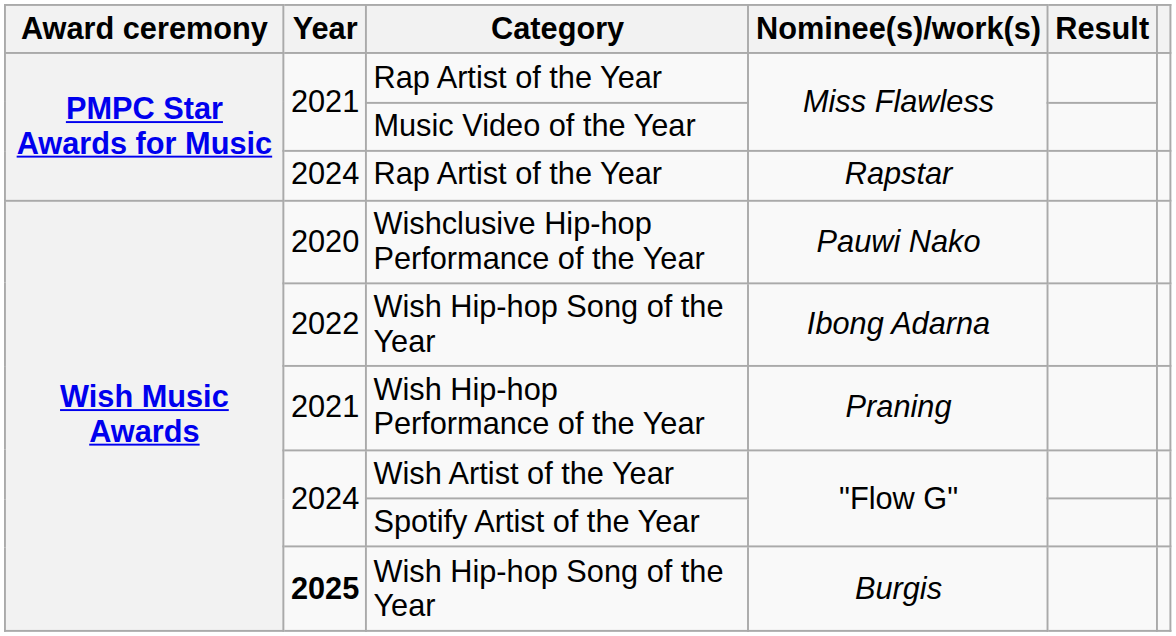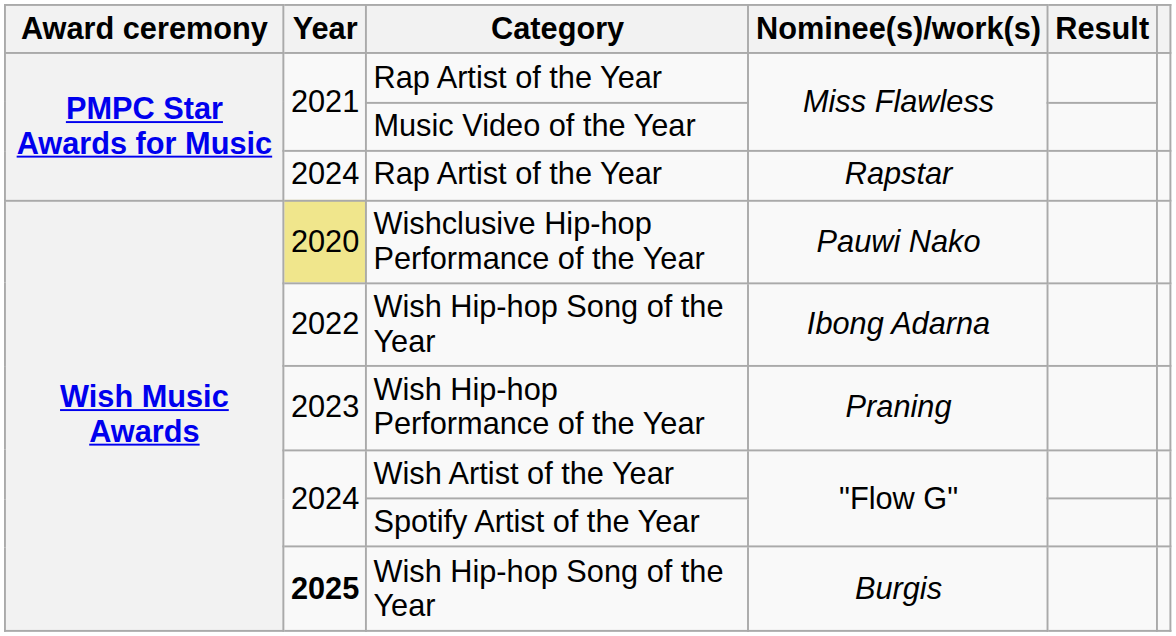(325, 241) no background -> (325, 241) khaki background
(325, 407) 2021 -> (325, 407) 2023
